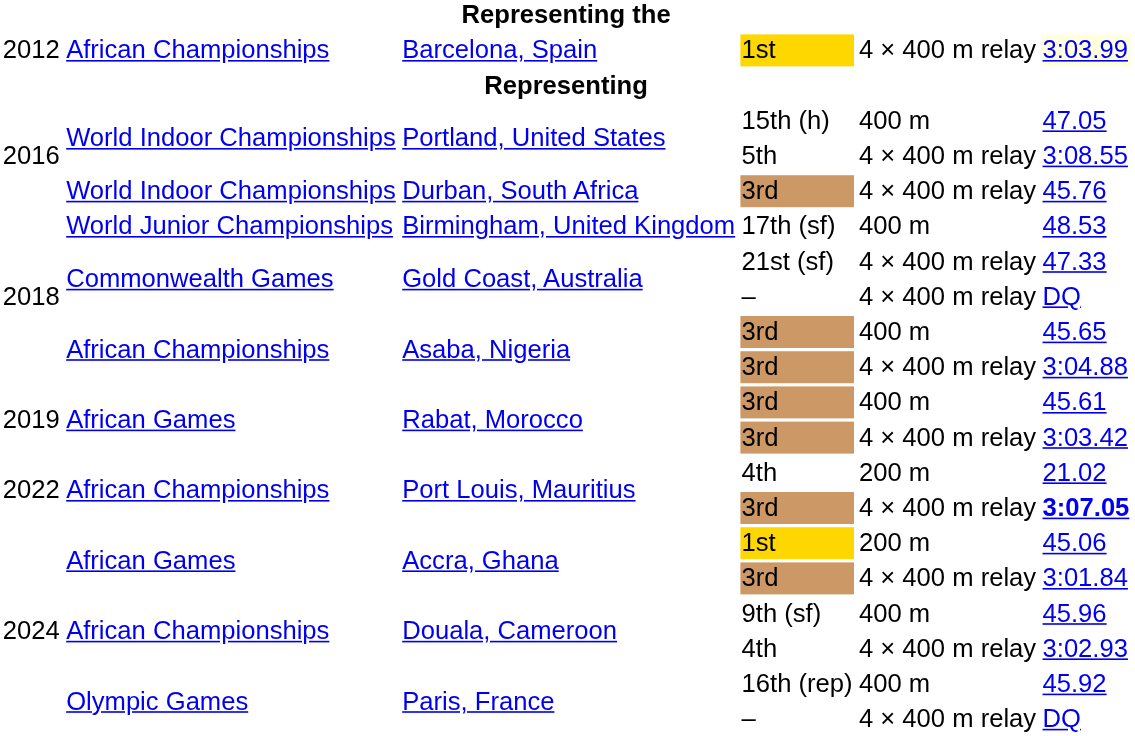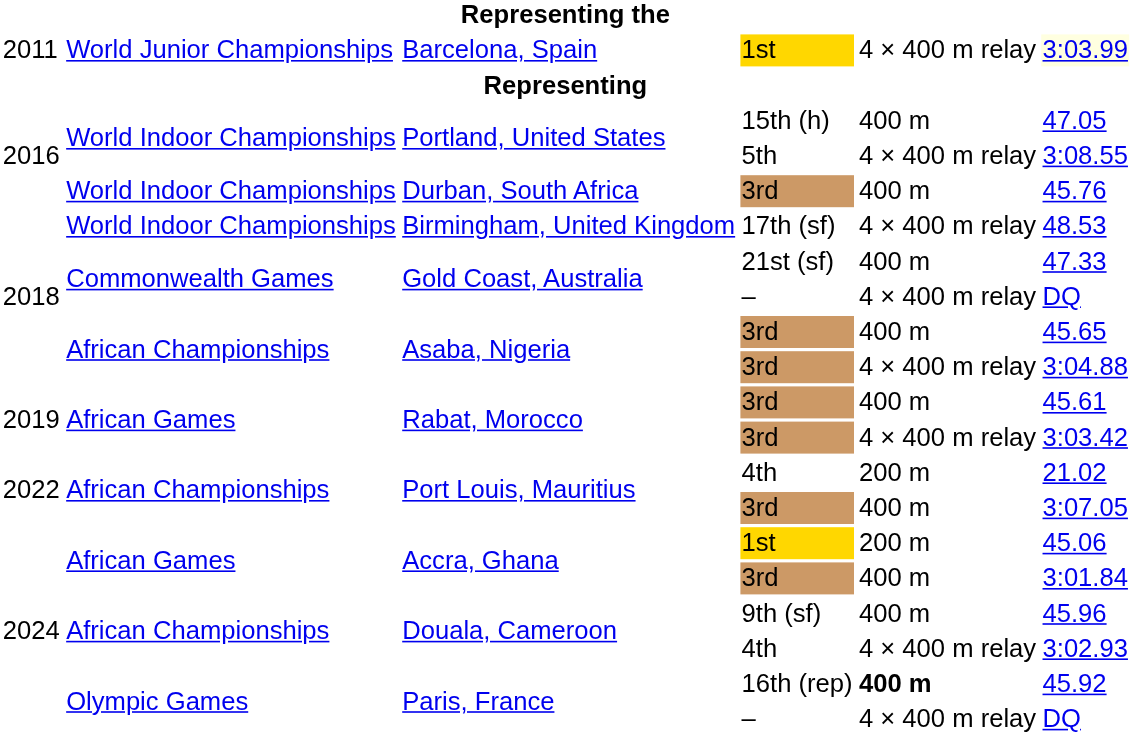(31, 50) 2012 -> (30, 50) 2011
(198, 50) African Championships -> (230, 50) World Junior Championships
(948, 190) 4 × 400 m relay -> (895, 190) 400 m
(230, 226) World Junior Championships -> (231, 226) World Indoor Championships
(895, 226) 400 m -> (948, 226) 4 × 400 m relay
(948, 261) 4 × 400 m relay -> (895, 261) 400 m
(948, 507) 4 × 400 m relay -> (895, 507) 400 m
(1086, 507) bold -> (1085, 507) normal
(948, 578) 4 × 400 m relay -> (895, 578) 400 m
(895, 683) normal -> (895, 683) bold
